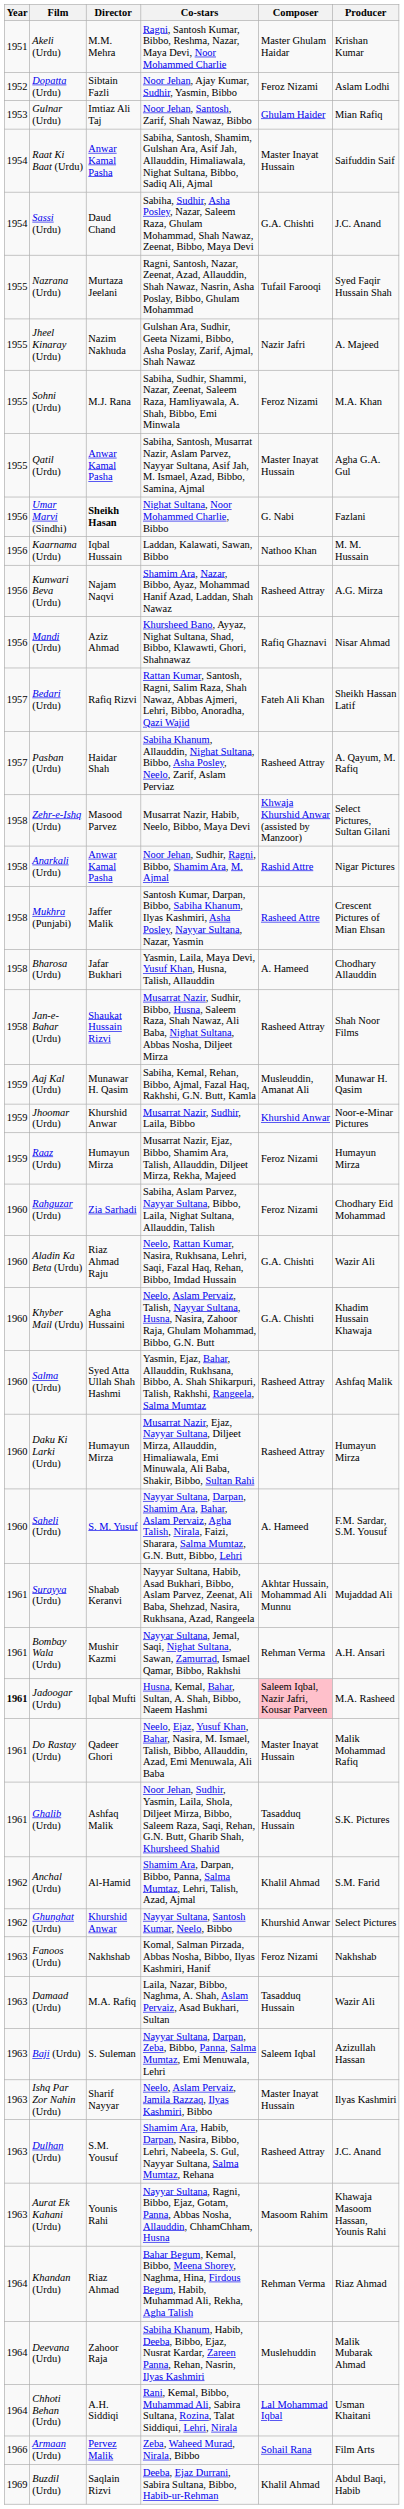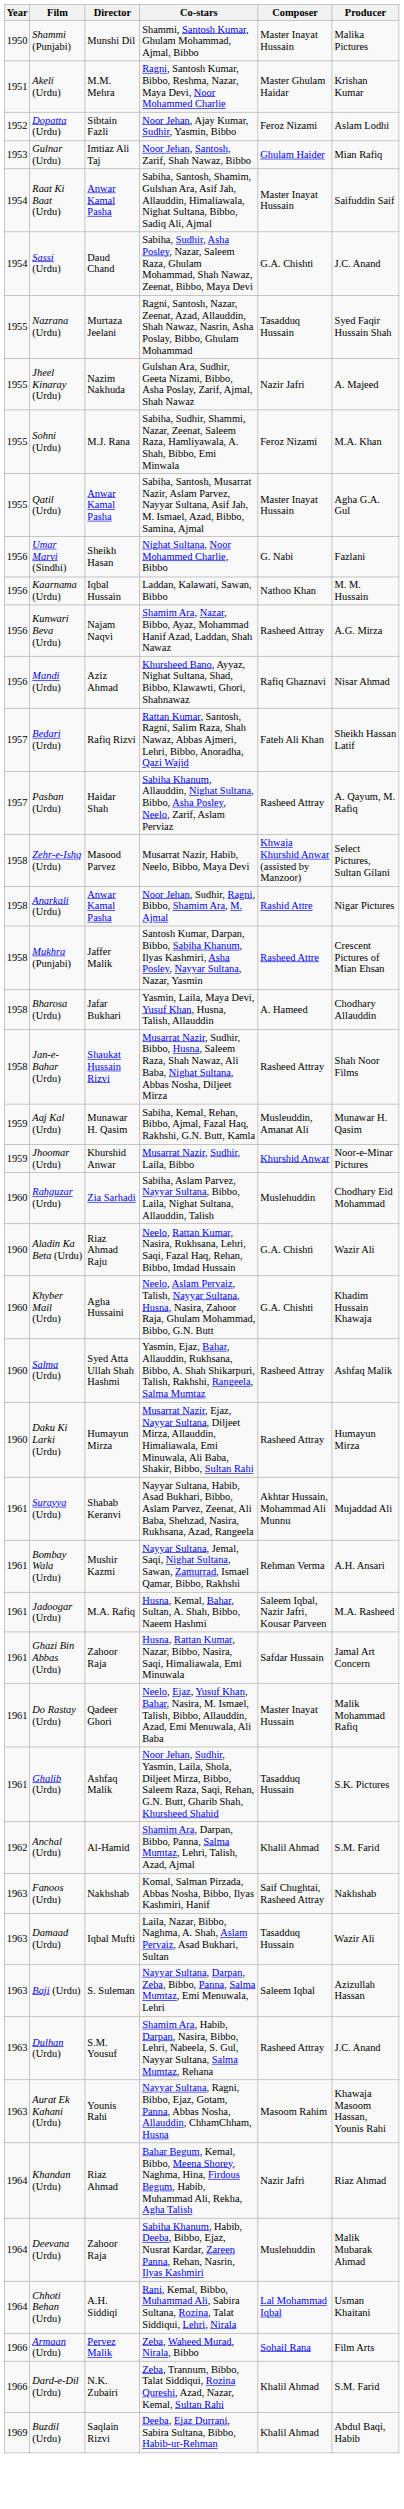+ row: (52, 40)
(291, 287) Tufail Farooqi -> (280, 327) Tasadduq Hussain
(104, 516) bold -> (102, 556) normal
- row: (46, 1158)
(289, 1210) Feroz Nizami -> (288, 1198) Muslehuddin
- row: (46, 1526)
(17, 1698) bold -> (17, 1612) normal
(112, 1698) Iqbal Mufti -> (111, 1612) M.A. Rafiq
(294, 1698) pink background -> (293, 1612) no background
+ row: (53, 1657)
- row: (53, 1922)
(289, 1956) Feroz Nizami -> (292, 1893) Saif Chughtai, Rasheed Attray
(112, 2002) M.A. Rafiq -> (111, 1939) Iqbal Mufti
- row: (54, 2099)
(293, 2283) Rehman Verma -> (282, 2180) Nazir Jafri
+ row: (56, 2387)
